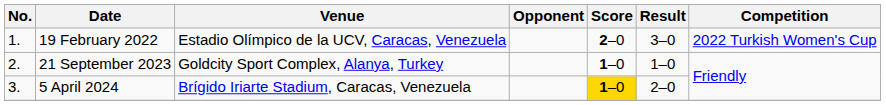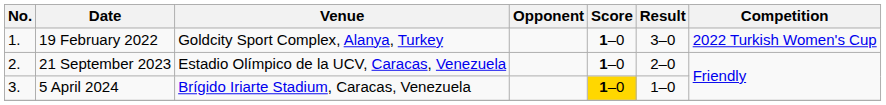(342, 40) Estadio Olímpico de la UCV, Caracas, Venezuela -> (311, 40) Goldcity Sport Complex, Alanya, Turkey
(612, 40) 2–0 -> (612, 40) 1–0
(311, 64) Goldcity Sport Complex, Alanya, Turkey -> (342, 64) Estadio Olímpico de la UCV, Caracas, Venezuela
(663, 64) 1–0 -> (663, 64) 2–0
(663, 87) 2–0 -> (663, 87) 1–0
